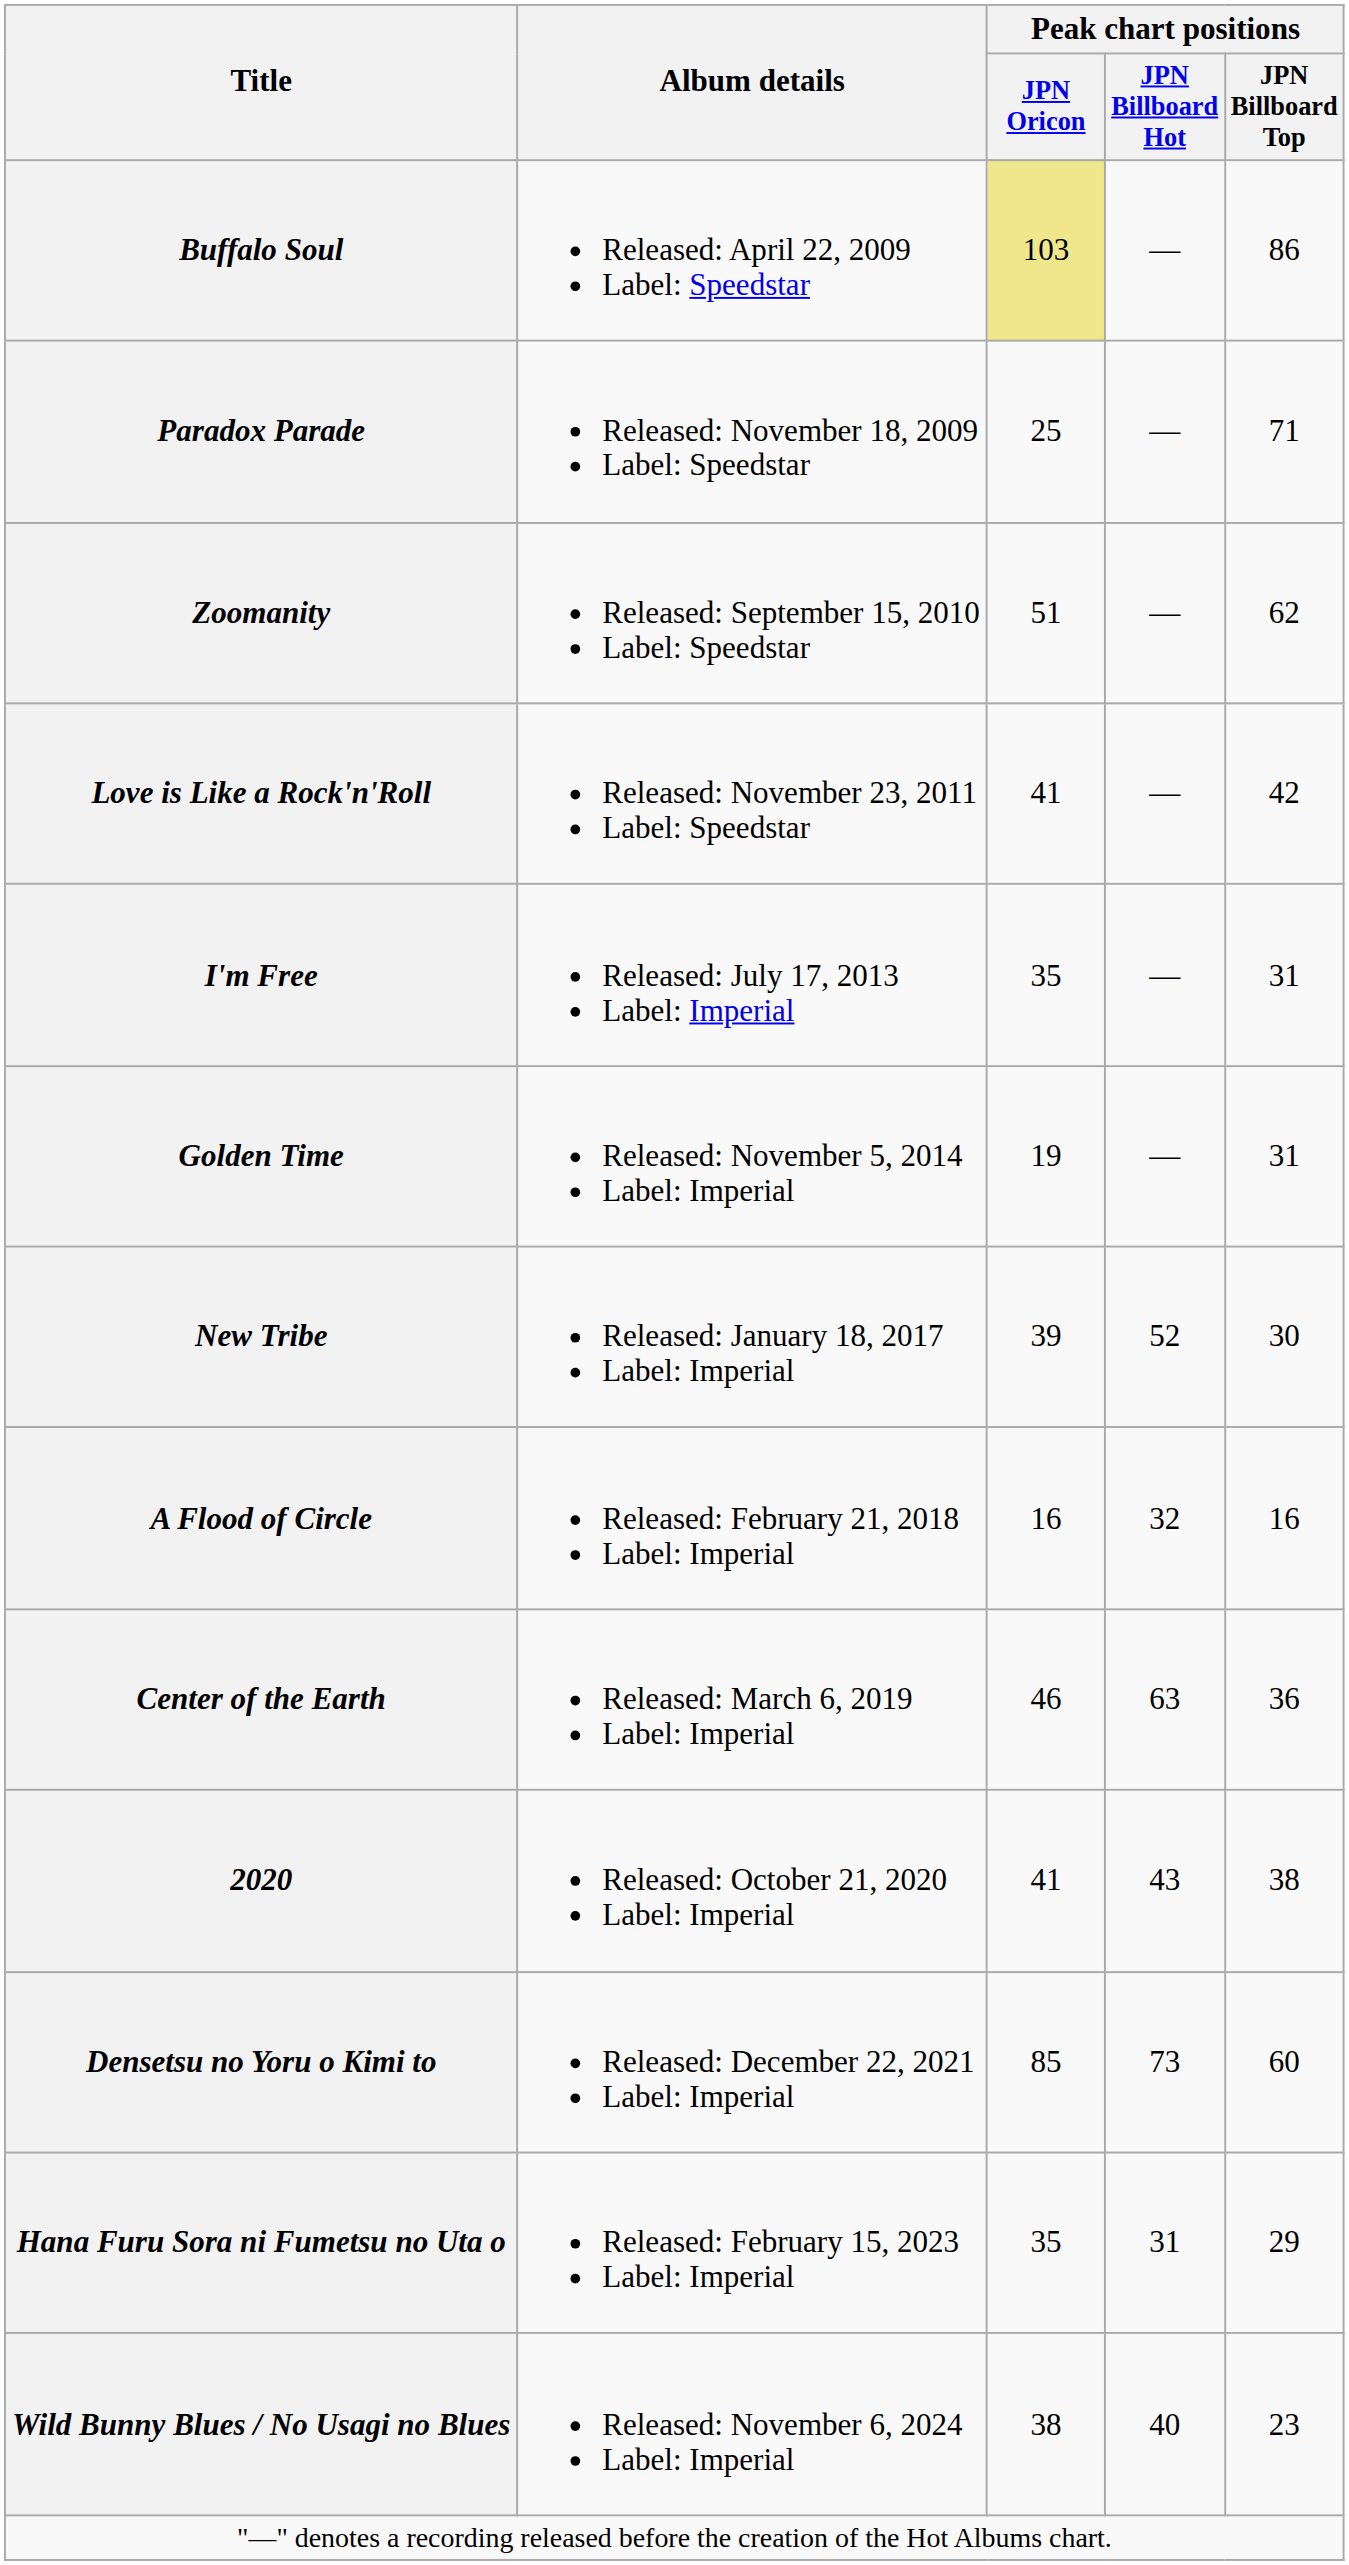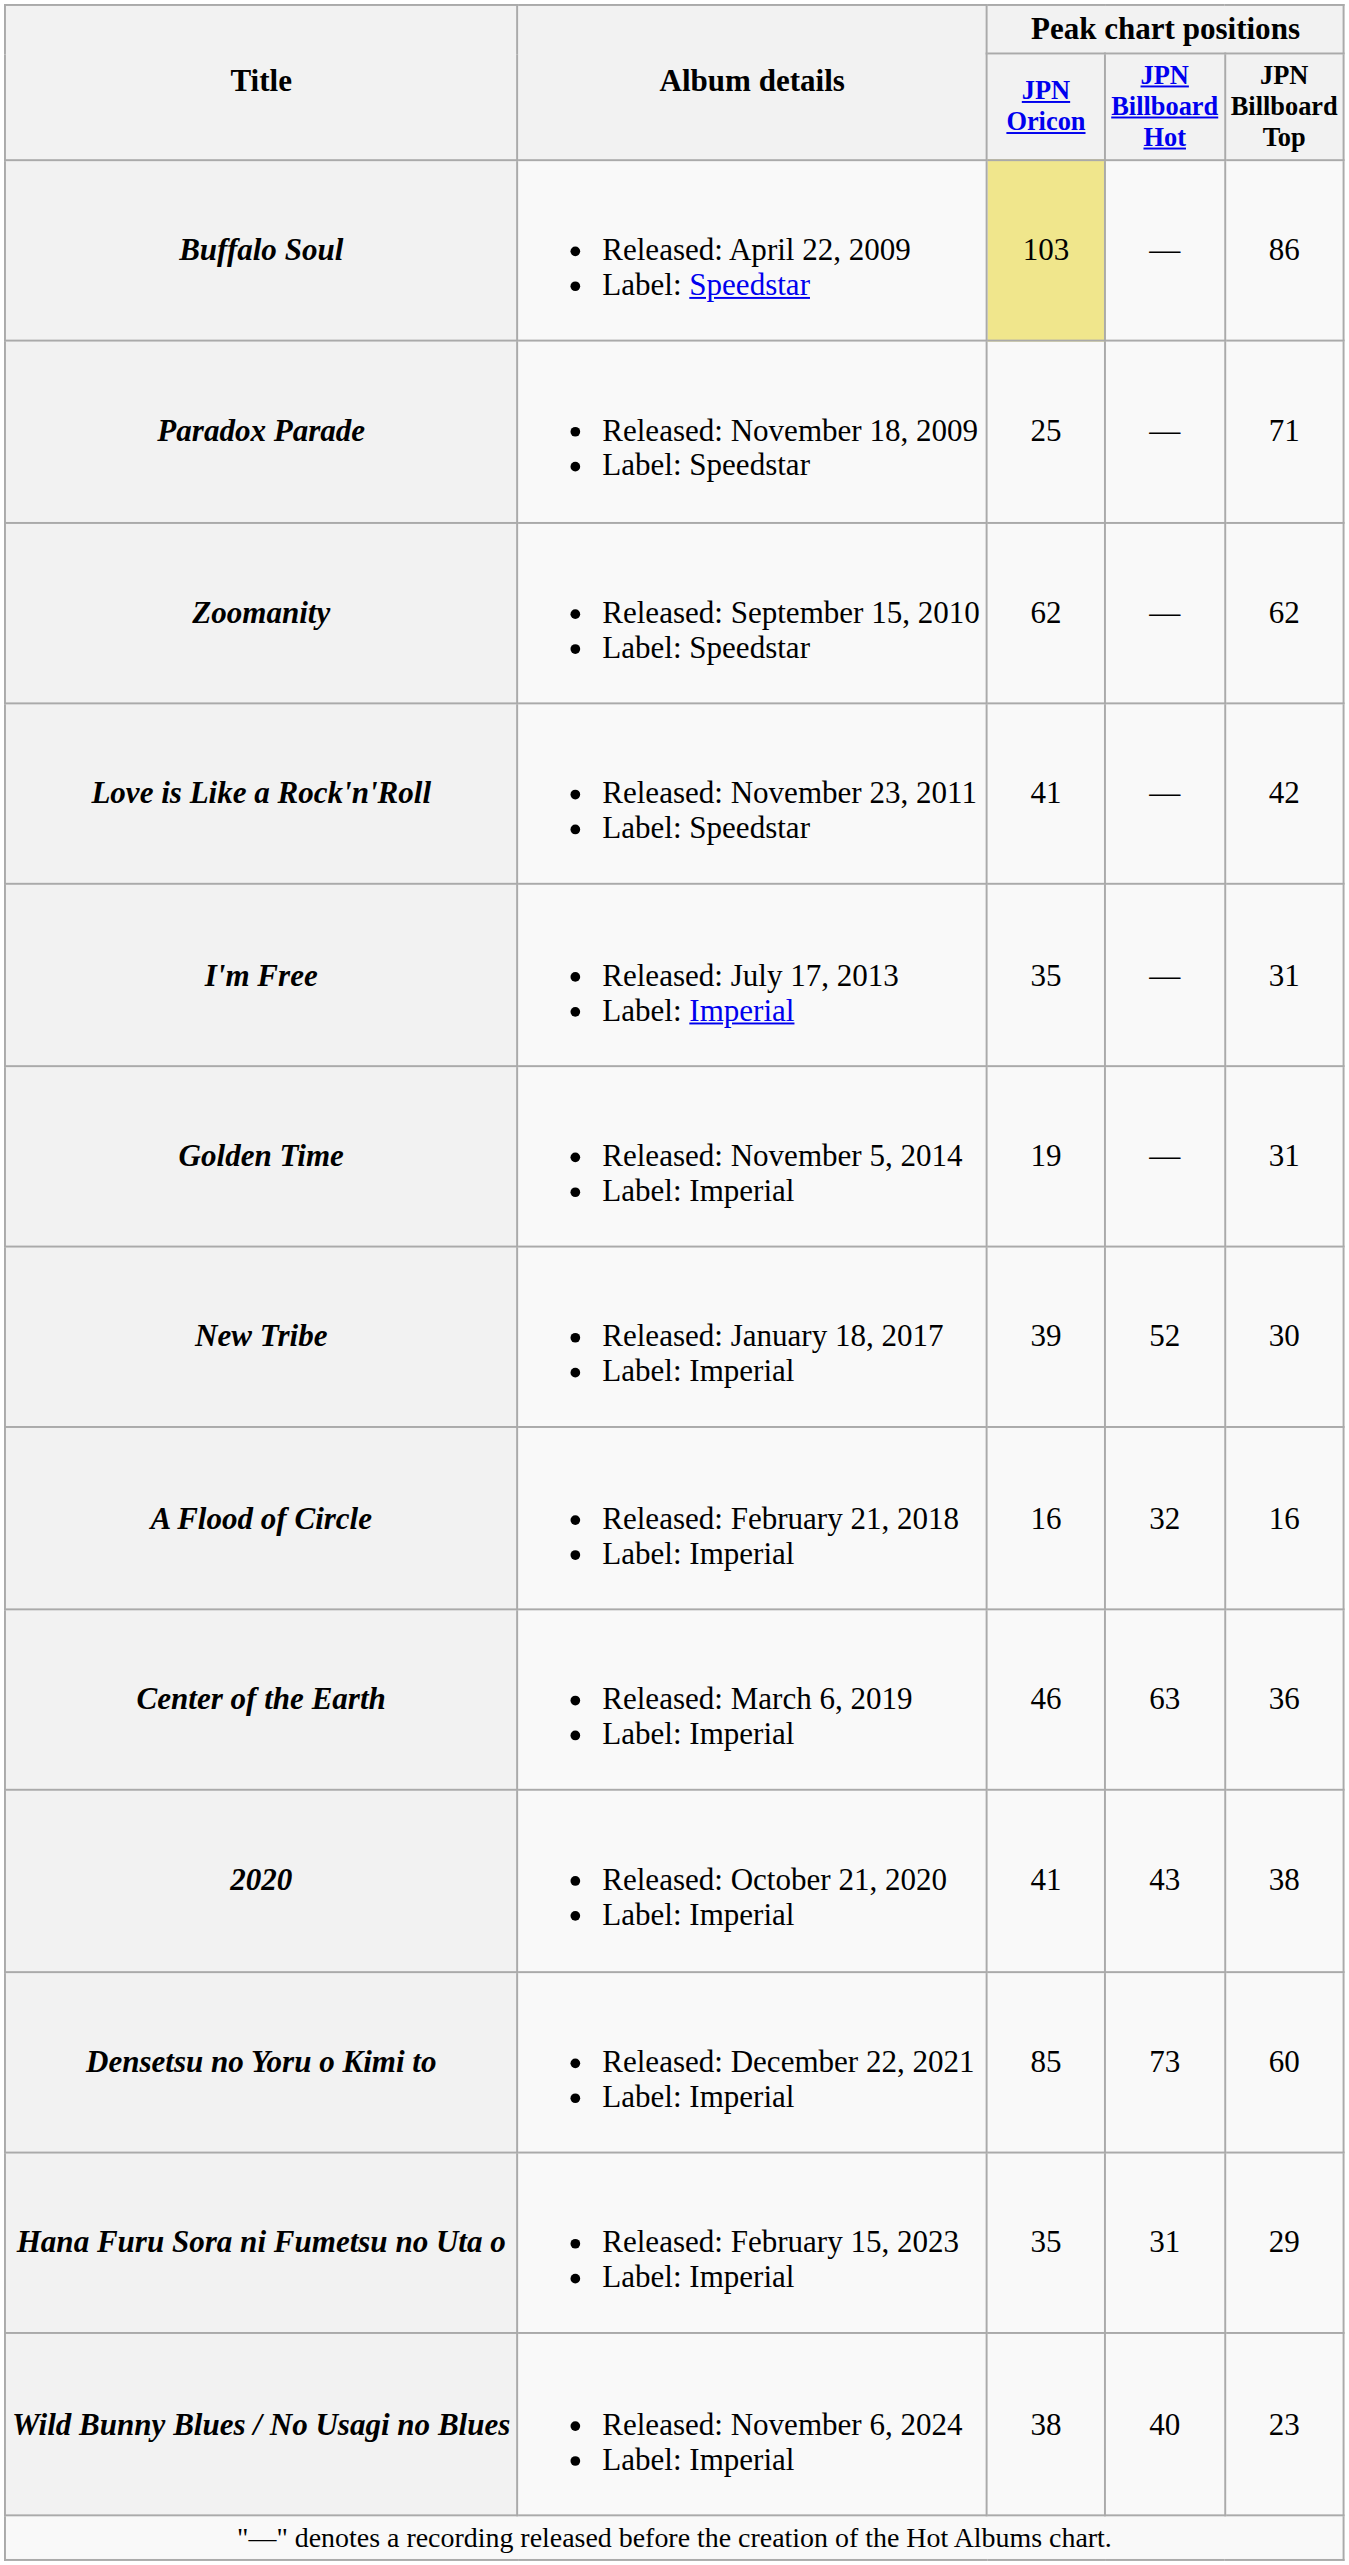(1046, 612) 51 -> (1046, 612) 62
